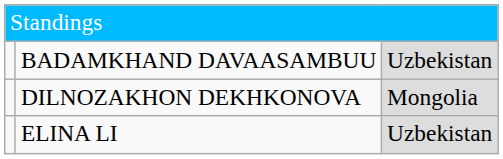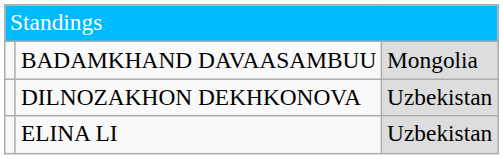(440, 60) Uzbekistan -> (433, 60) Mongolia
(433, 97) Mongolia -> (440, 97) Uzbekistan
